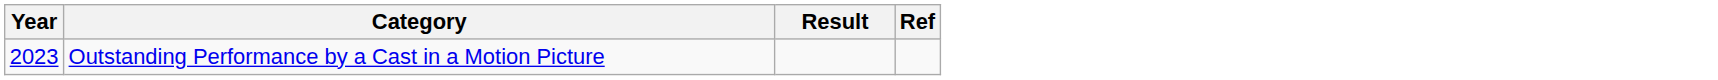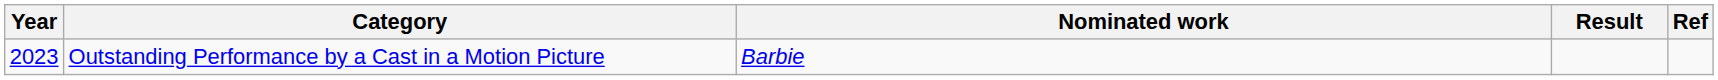+ column: (1143, 21)
